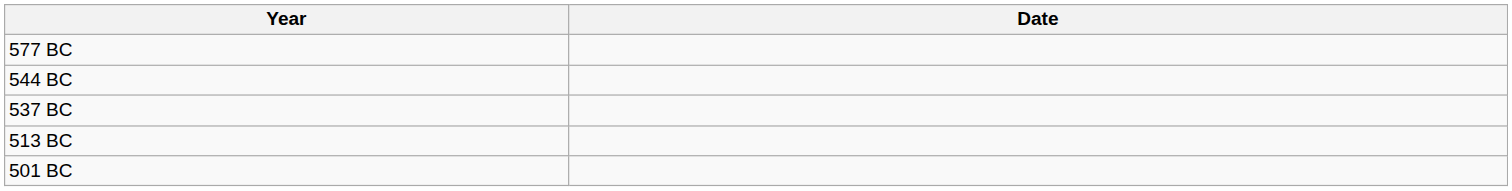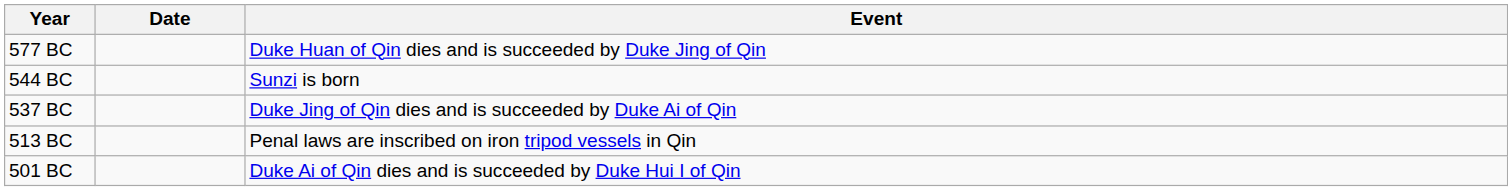+ column: (876, 19)
